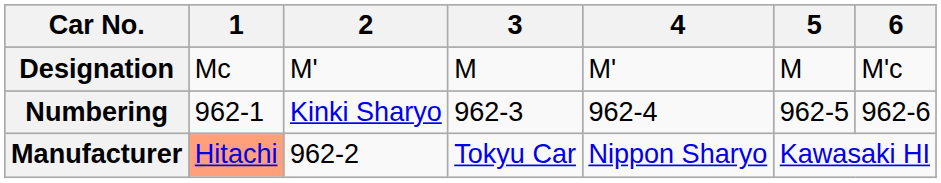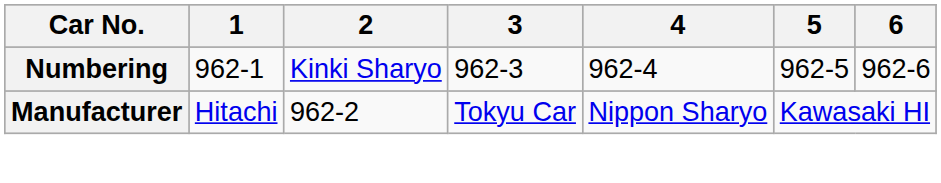- row: (97, 68)
(236, 154) lightsalmon background -> (236, 111) no background
